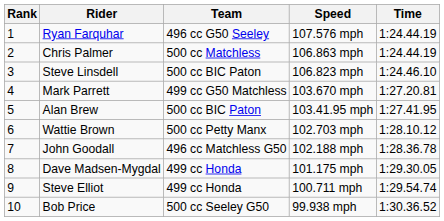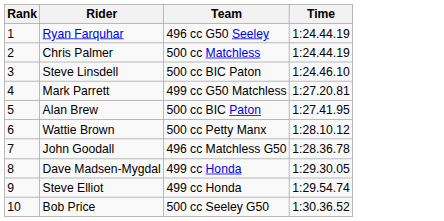- column: (333, 14)
